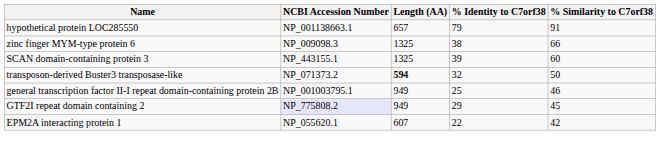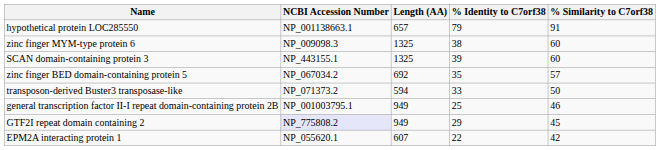(555, 43) 66 -> (555, 43) 60
+ row: (97, 75)
(401, 75) bold -> (401, 91) normal
(457, 75) 32 -> (457, 91) 33
